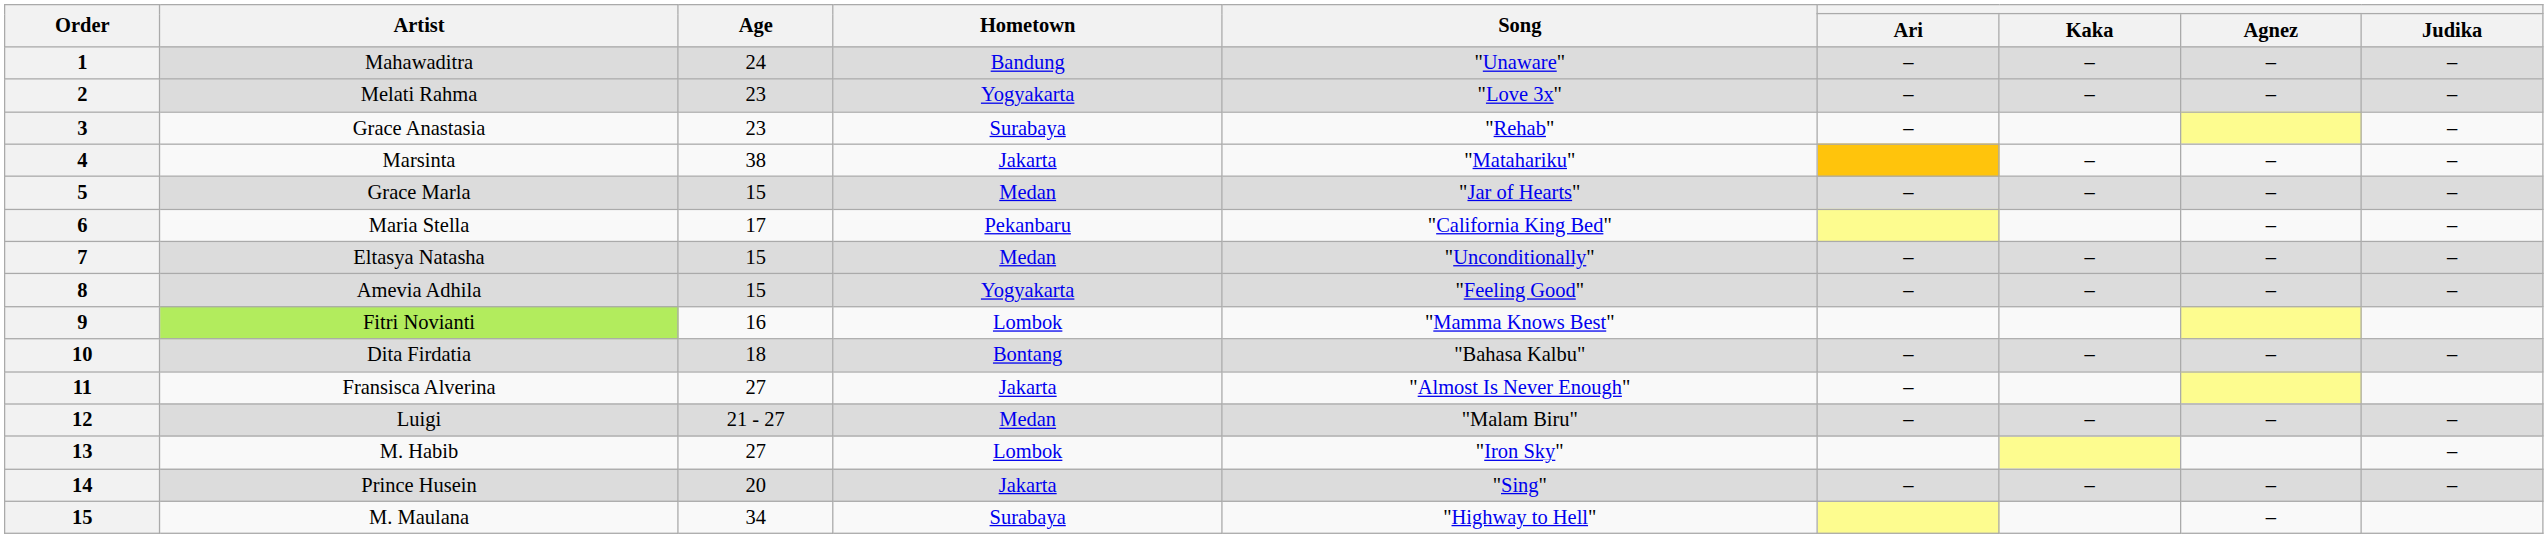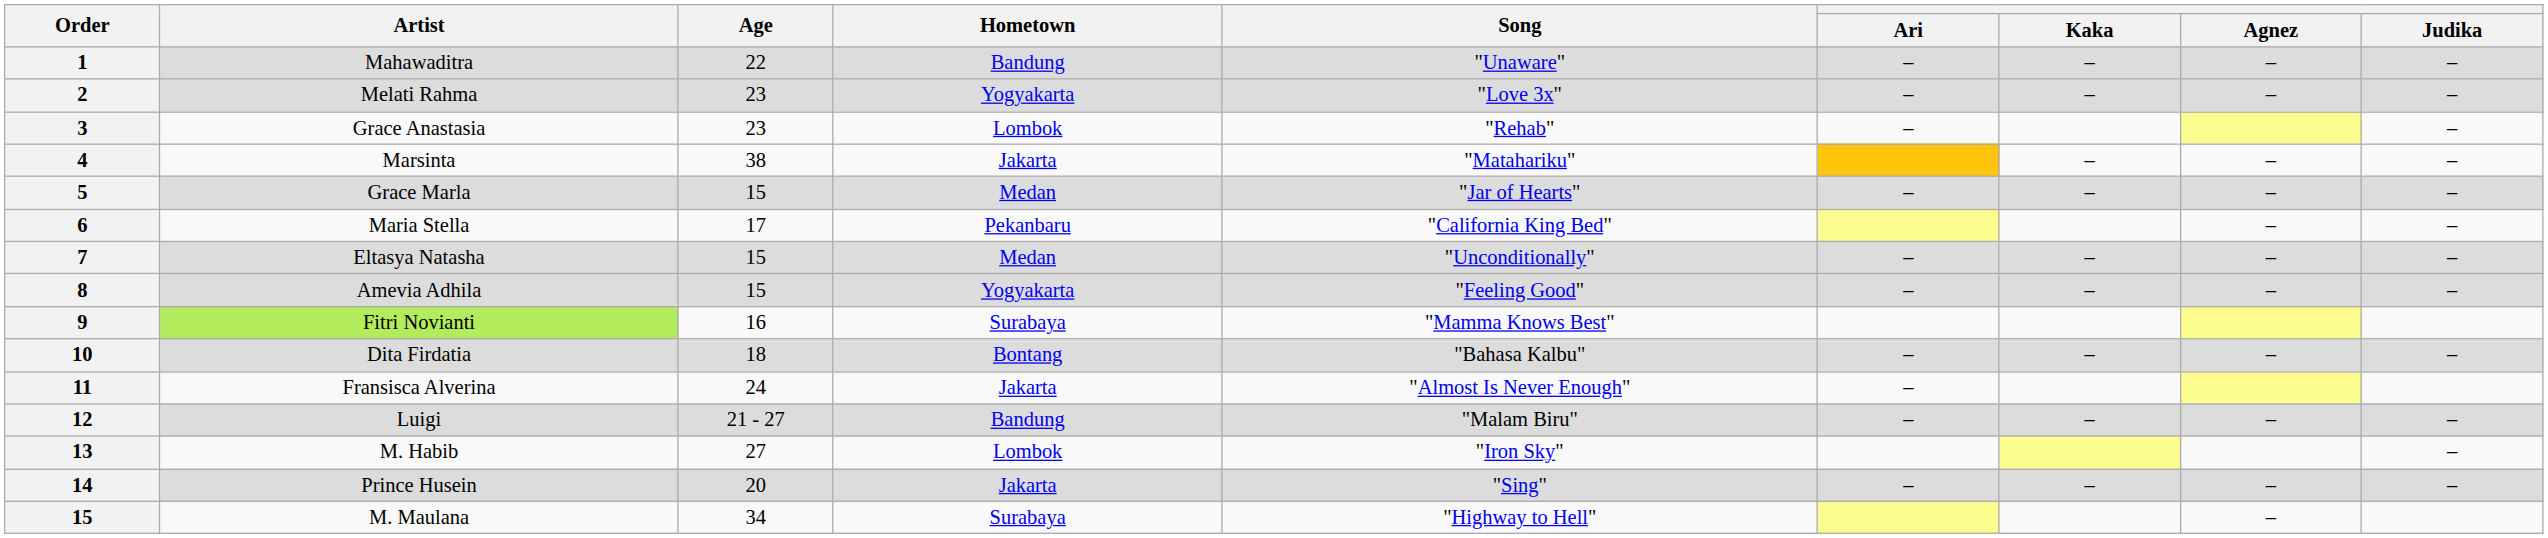(756, 62) 24 -> (756, 62) 22
(1028, 127) Surabaya -> (1028, 127) Lombok
(1028, 322) Lombok -> (1028, 322) Surabaya
(756, 387) 27 -> (756, 387) 24
(1028, 419) Medan -> (1028, 419) Bandung
